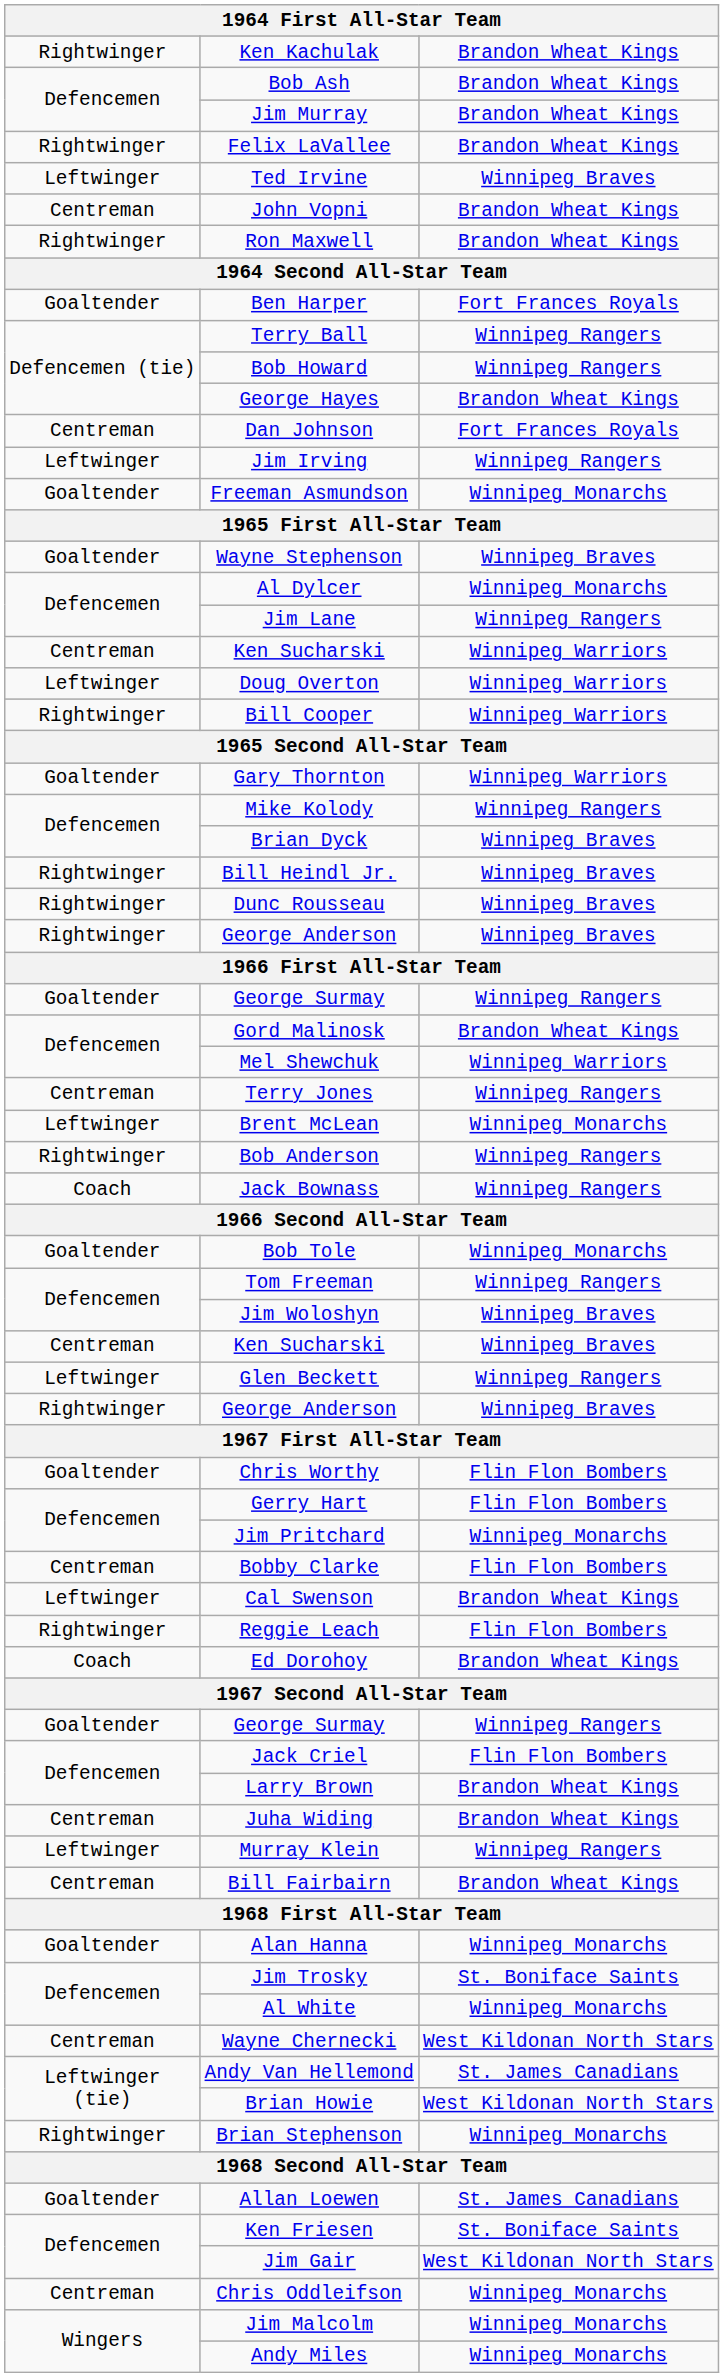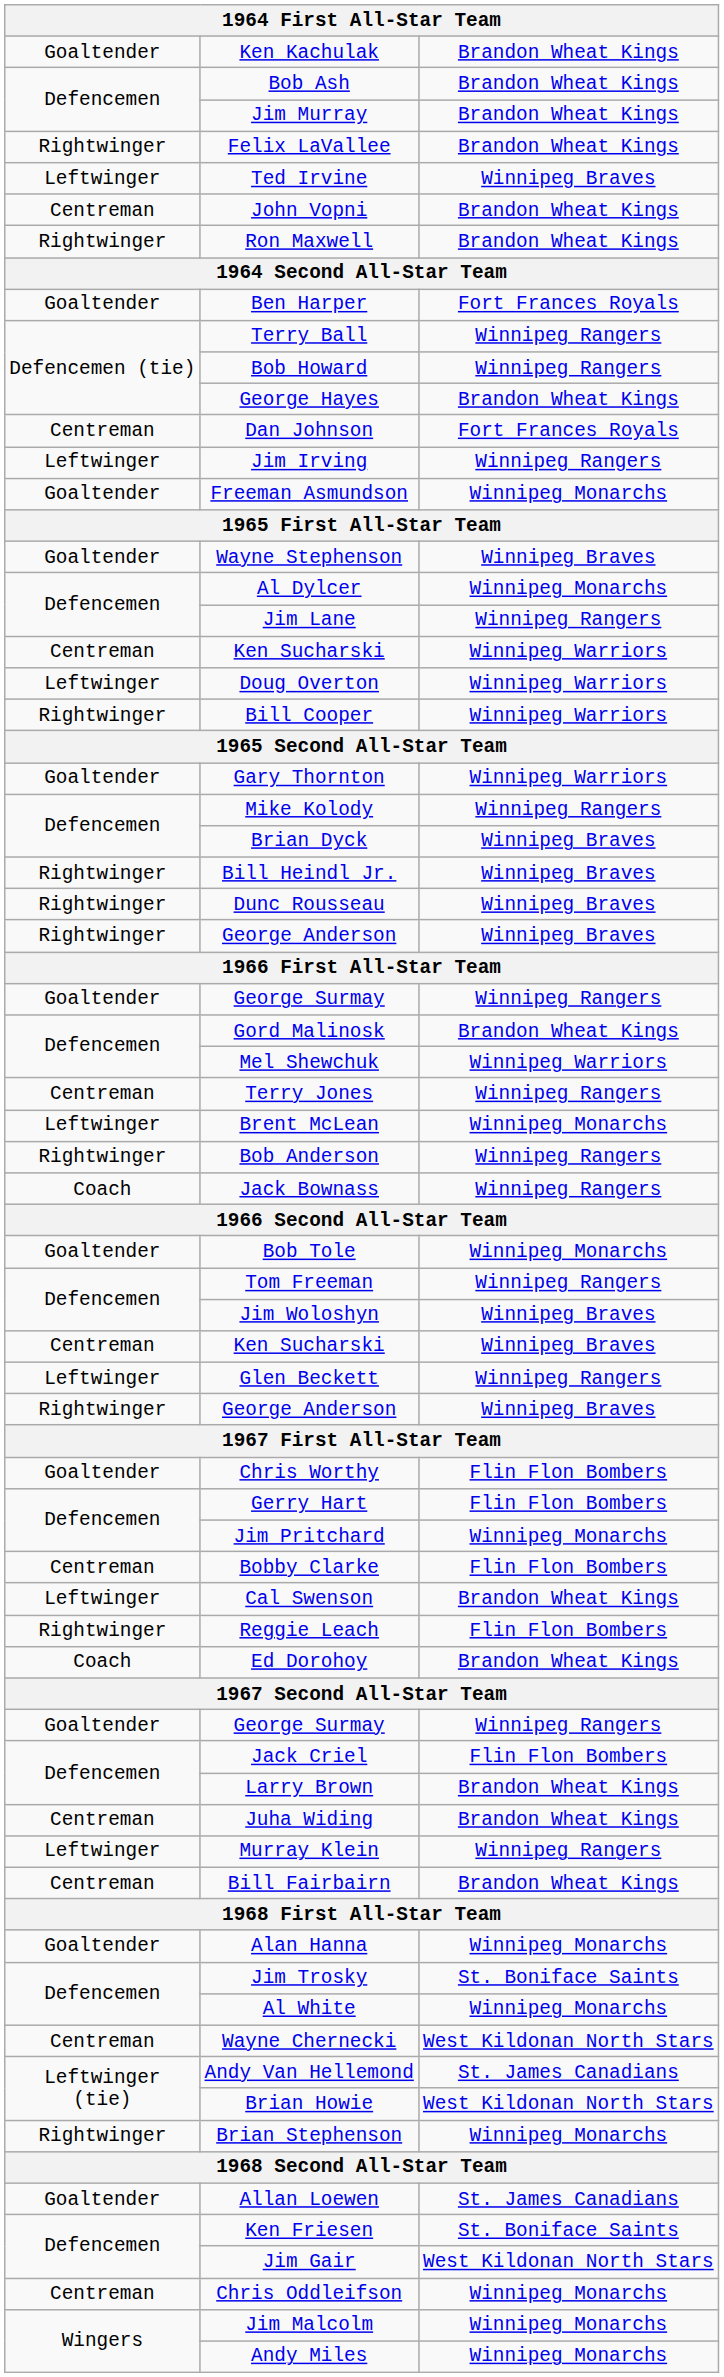(102, 52) Rightwinger -> (102, 52) Goaltender
